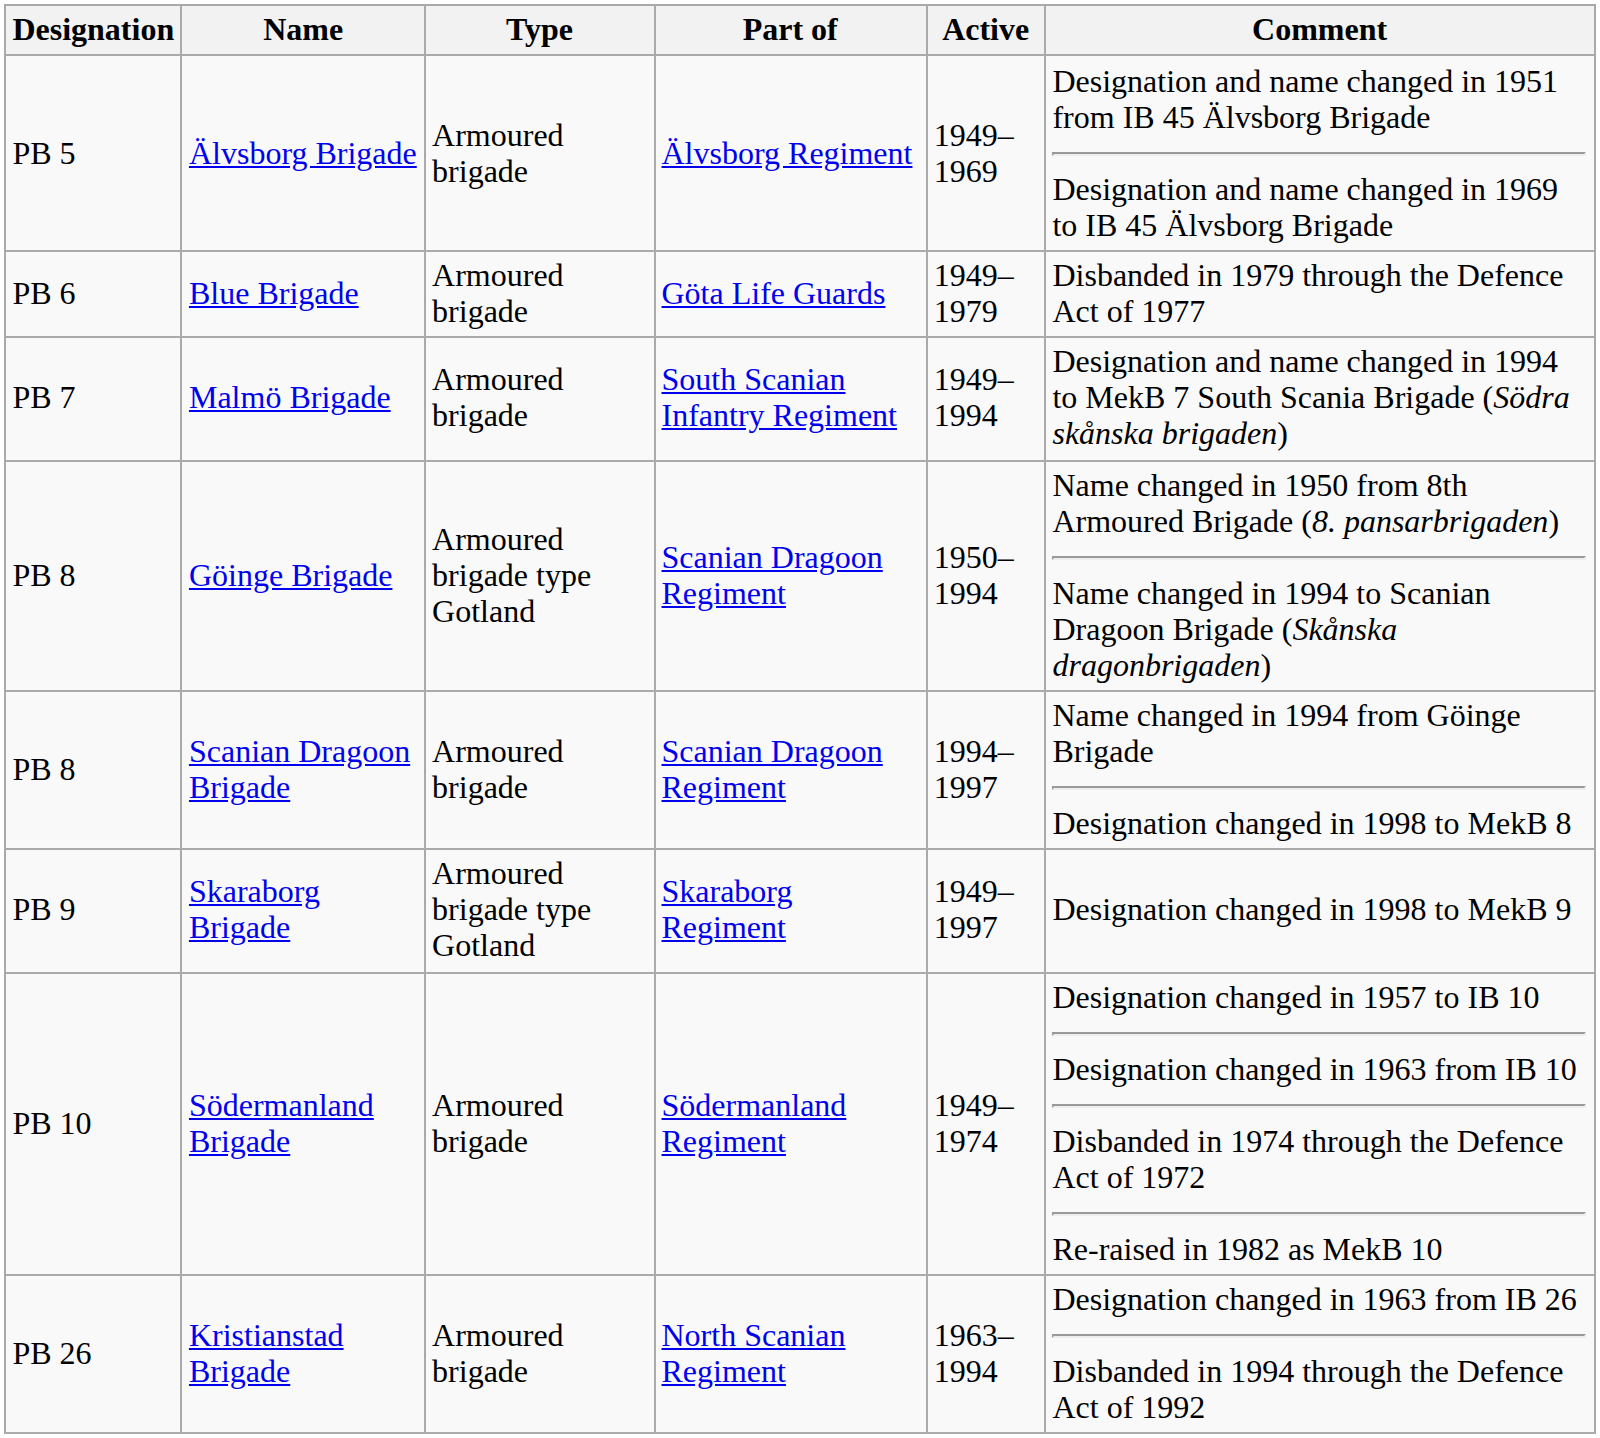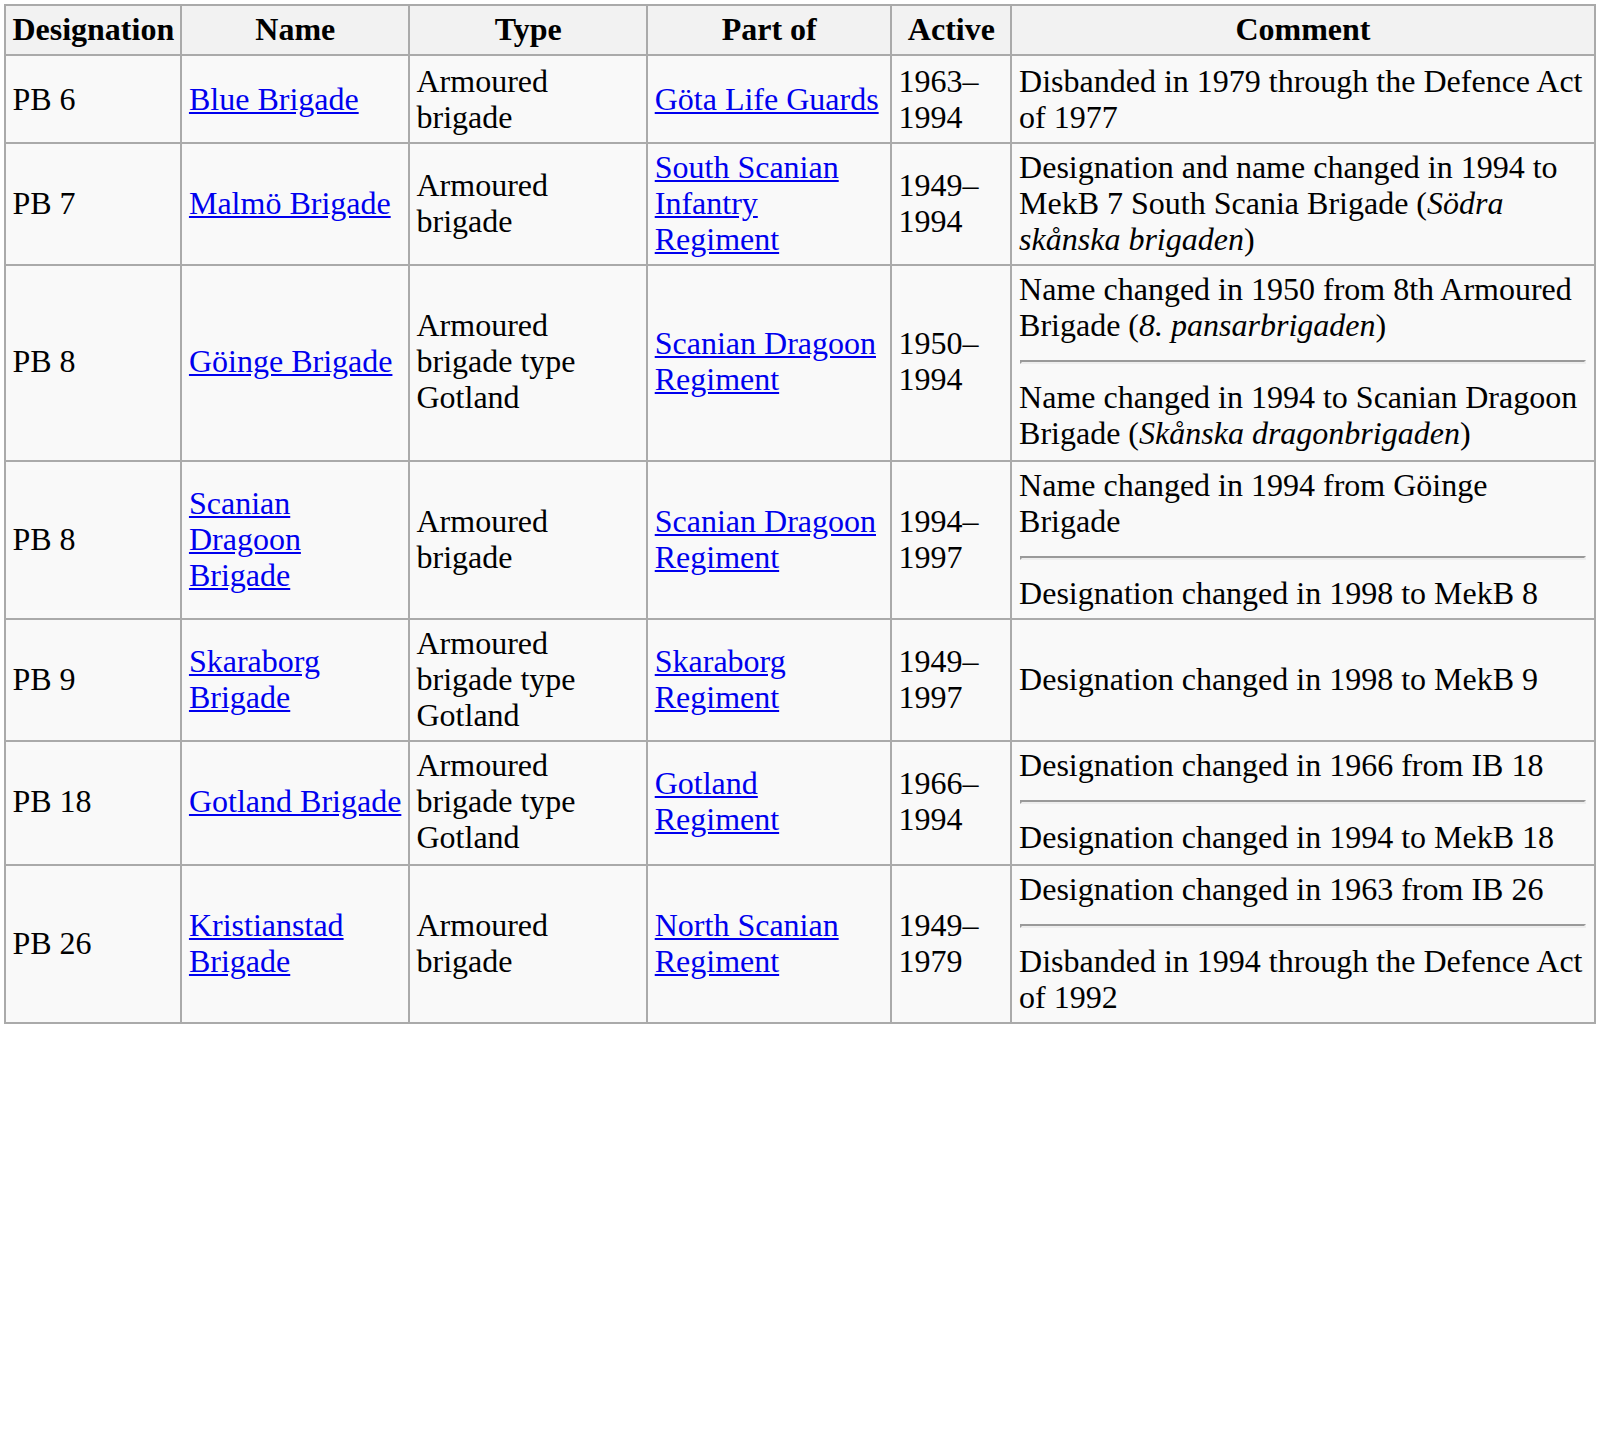- row: (303, 152)
(974, 293) 1949–1979 -> (938, 98) 1963–1994
- row: (281, 1123)
+ row: (295, 802)
(974, 1353) 1963–1994 -> (938, 943) 1949–1979
